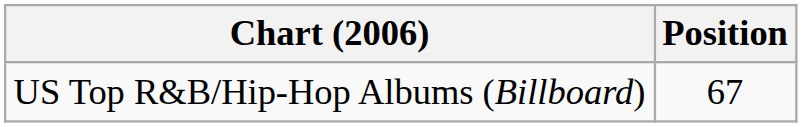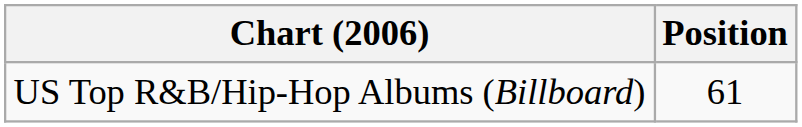(725, 91) 67 -> (725, 91) 61
